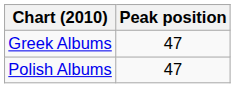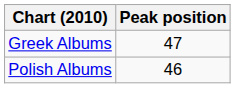(173, 69) 47 -> (173, 69) 46
